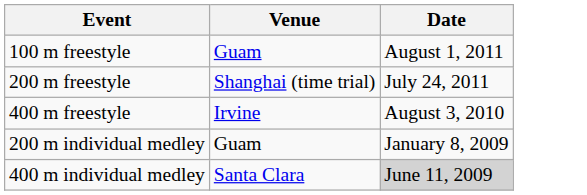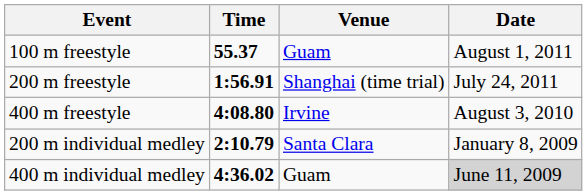+ column: (244, 19)
(238, 143) Guam -> (328, 143) Santa Clara
(259, 174) Santa Clara -> (307, 174) Guam
